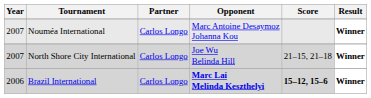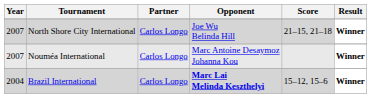rows swapped: (66, 31) <-> (82, 56)
(15, 81) 2006 -> (15, 81) 2004
(306, 81) bold -> (306, 81) normal
